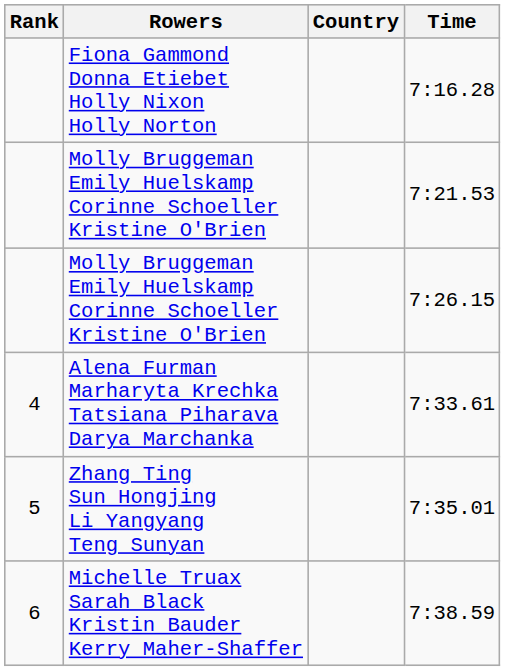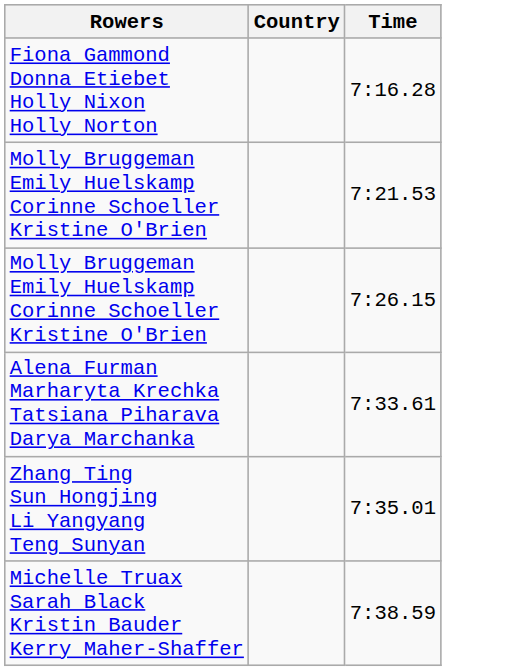- column: (34, 22)
